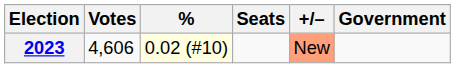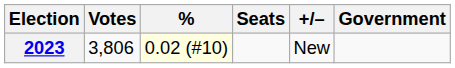(111, 47) 4,606 -> (111, 47) 3,806
(312, 47) lightsalmon background -> (312, 47) no background
